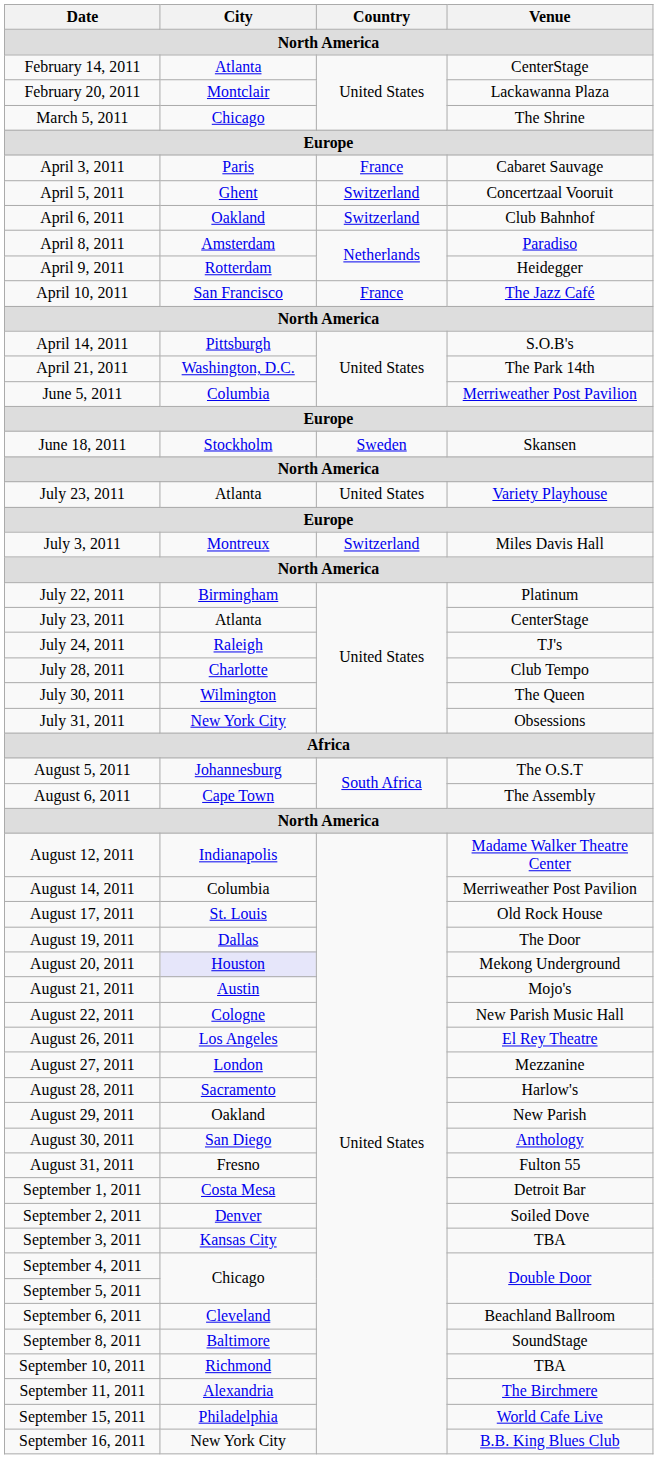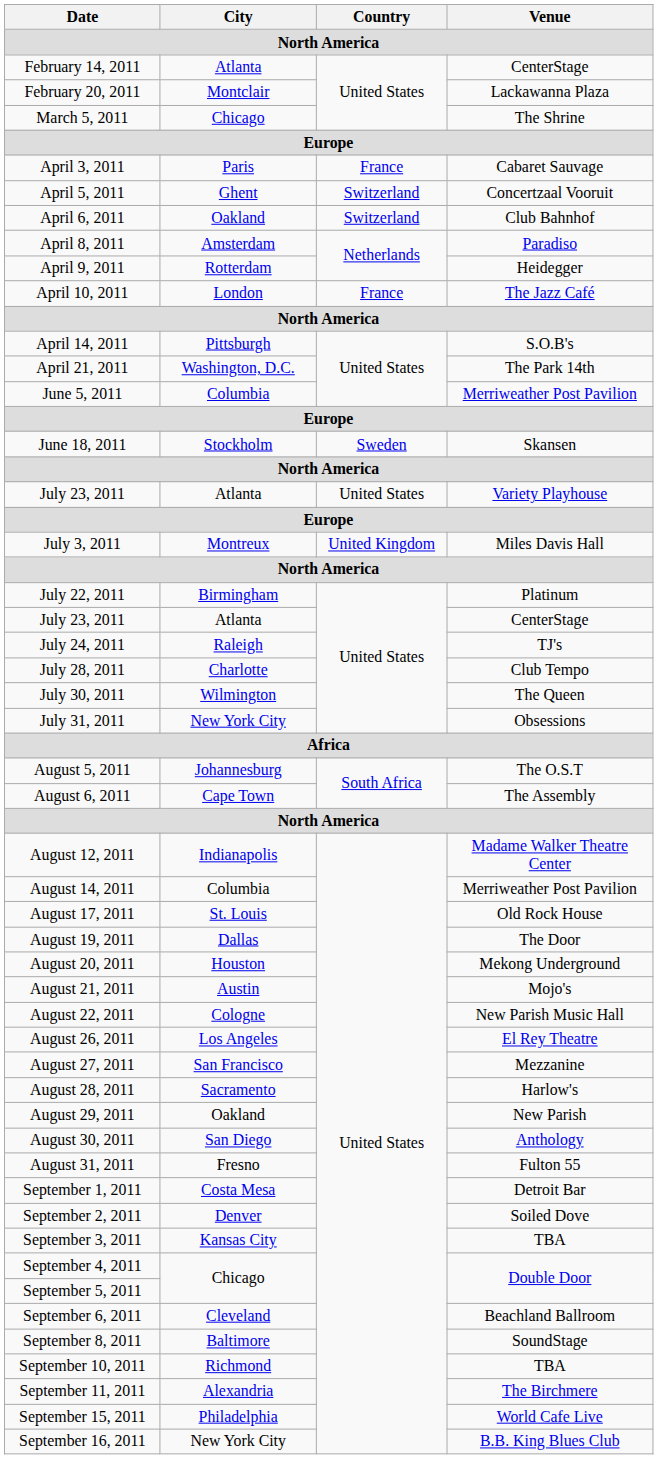(238, 293) San Francisco -> (238, 293) London
(382, 544) Switzerland -> (382, 544) United Kingdom
(238, 964) lavender background -> (238, 964) no background
(238, 1064) London -> (238, 1064) San Francisco
